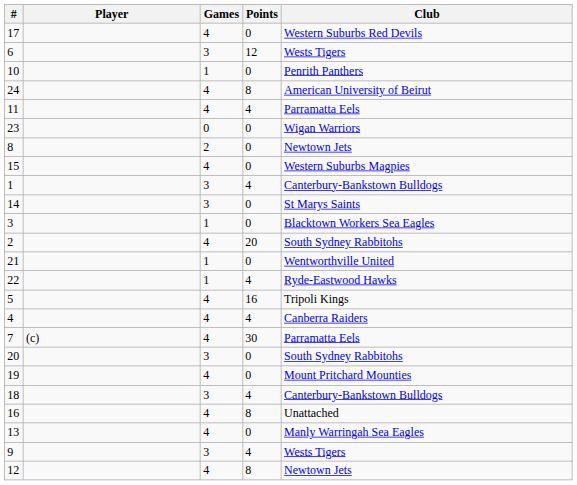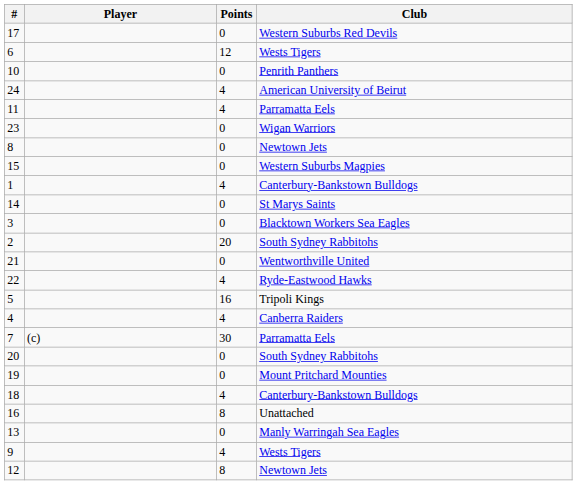- column: (221, 14)
(248, 90) 8 -> (222, 90) 4
